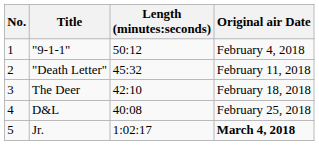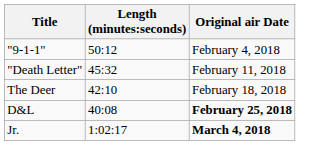- column: (17, 21)
(264, 110) normal -> (242, 110) bold
